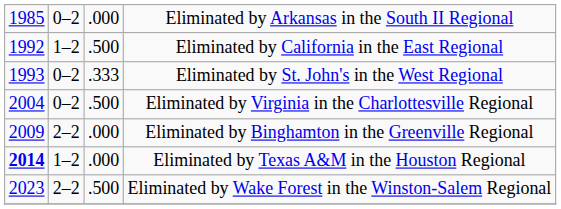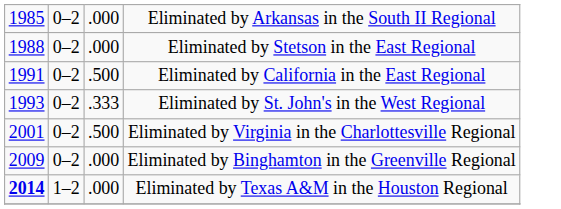+ row: (322, 47)
(27, 47) 1992 -> (27, 75) 1991
(66, 47) 1–2 -> (66, 75) 0–2
(27, 103) 2004 -> (27, 132) 2001
(66, 132) 2–2 -> (66, 160) 0–2
- row: (339, 189)
